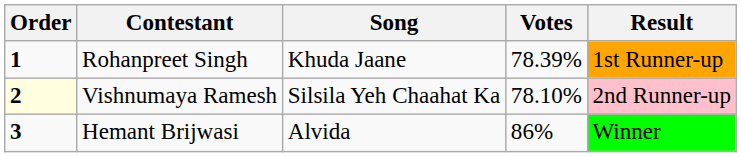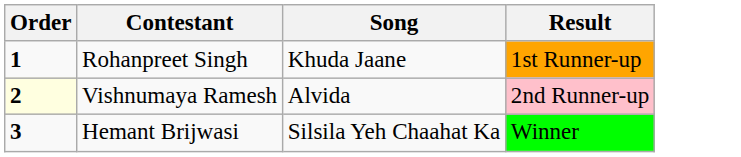- column: (546, 22)
(394, 95) Silsila Yeh Chaahat Ka -> (319, 95) Alvida
(319, 132) Alvida -> (394, 132) Silsila Yeh Chaahat Ka
